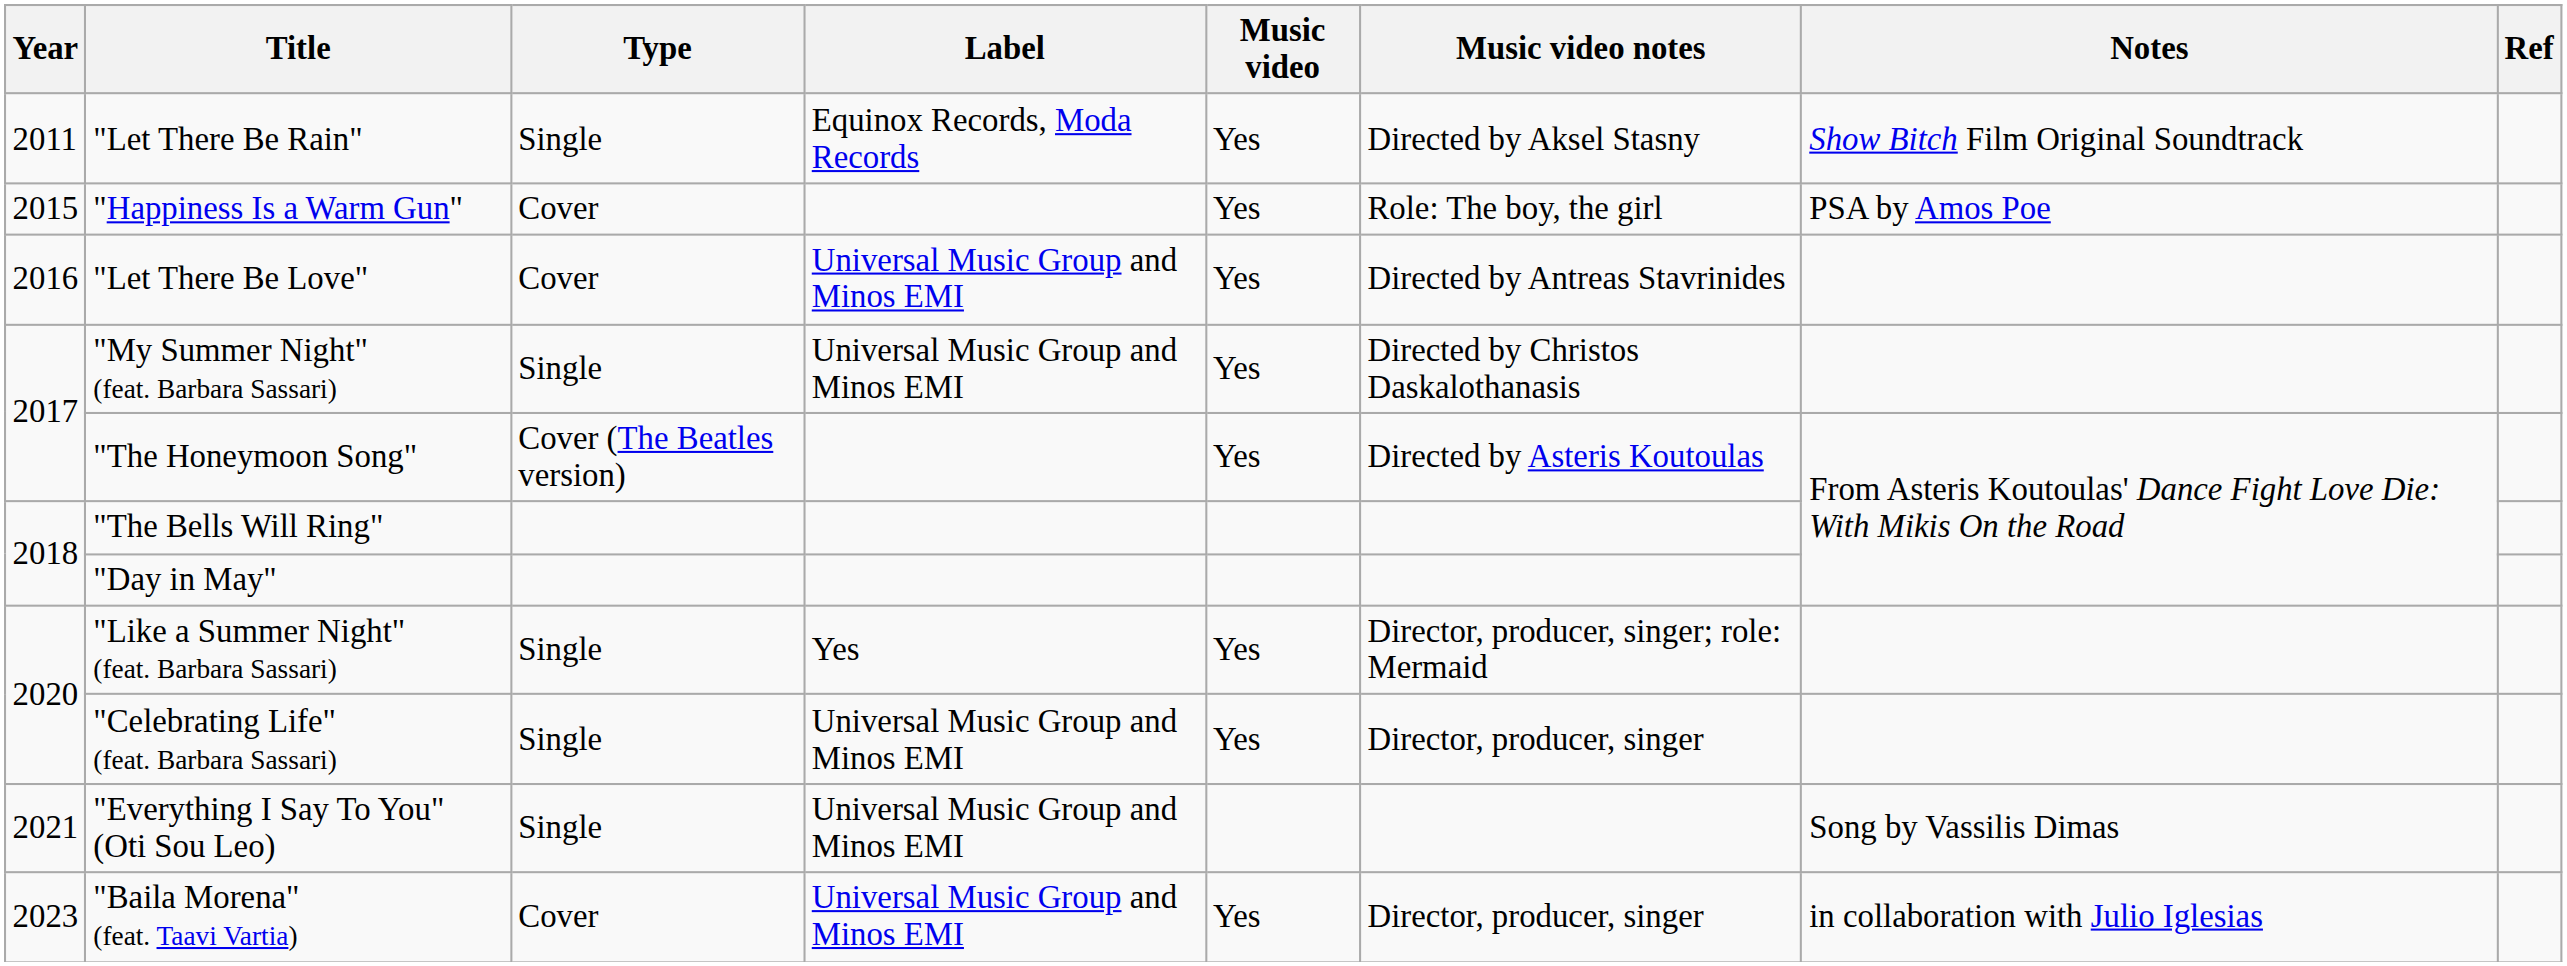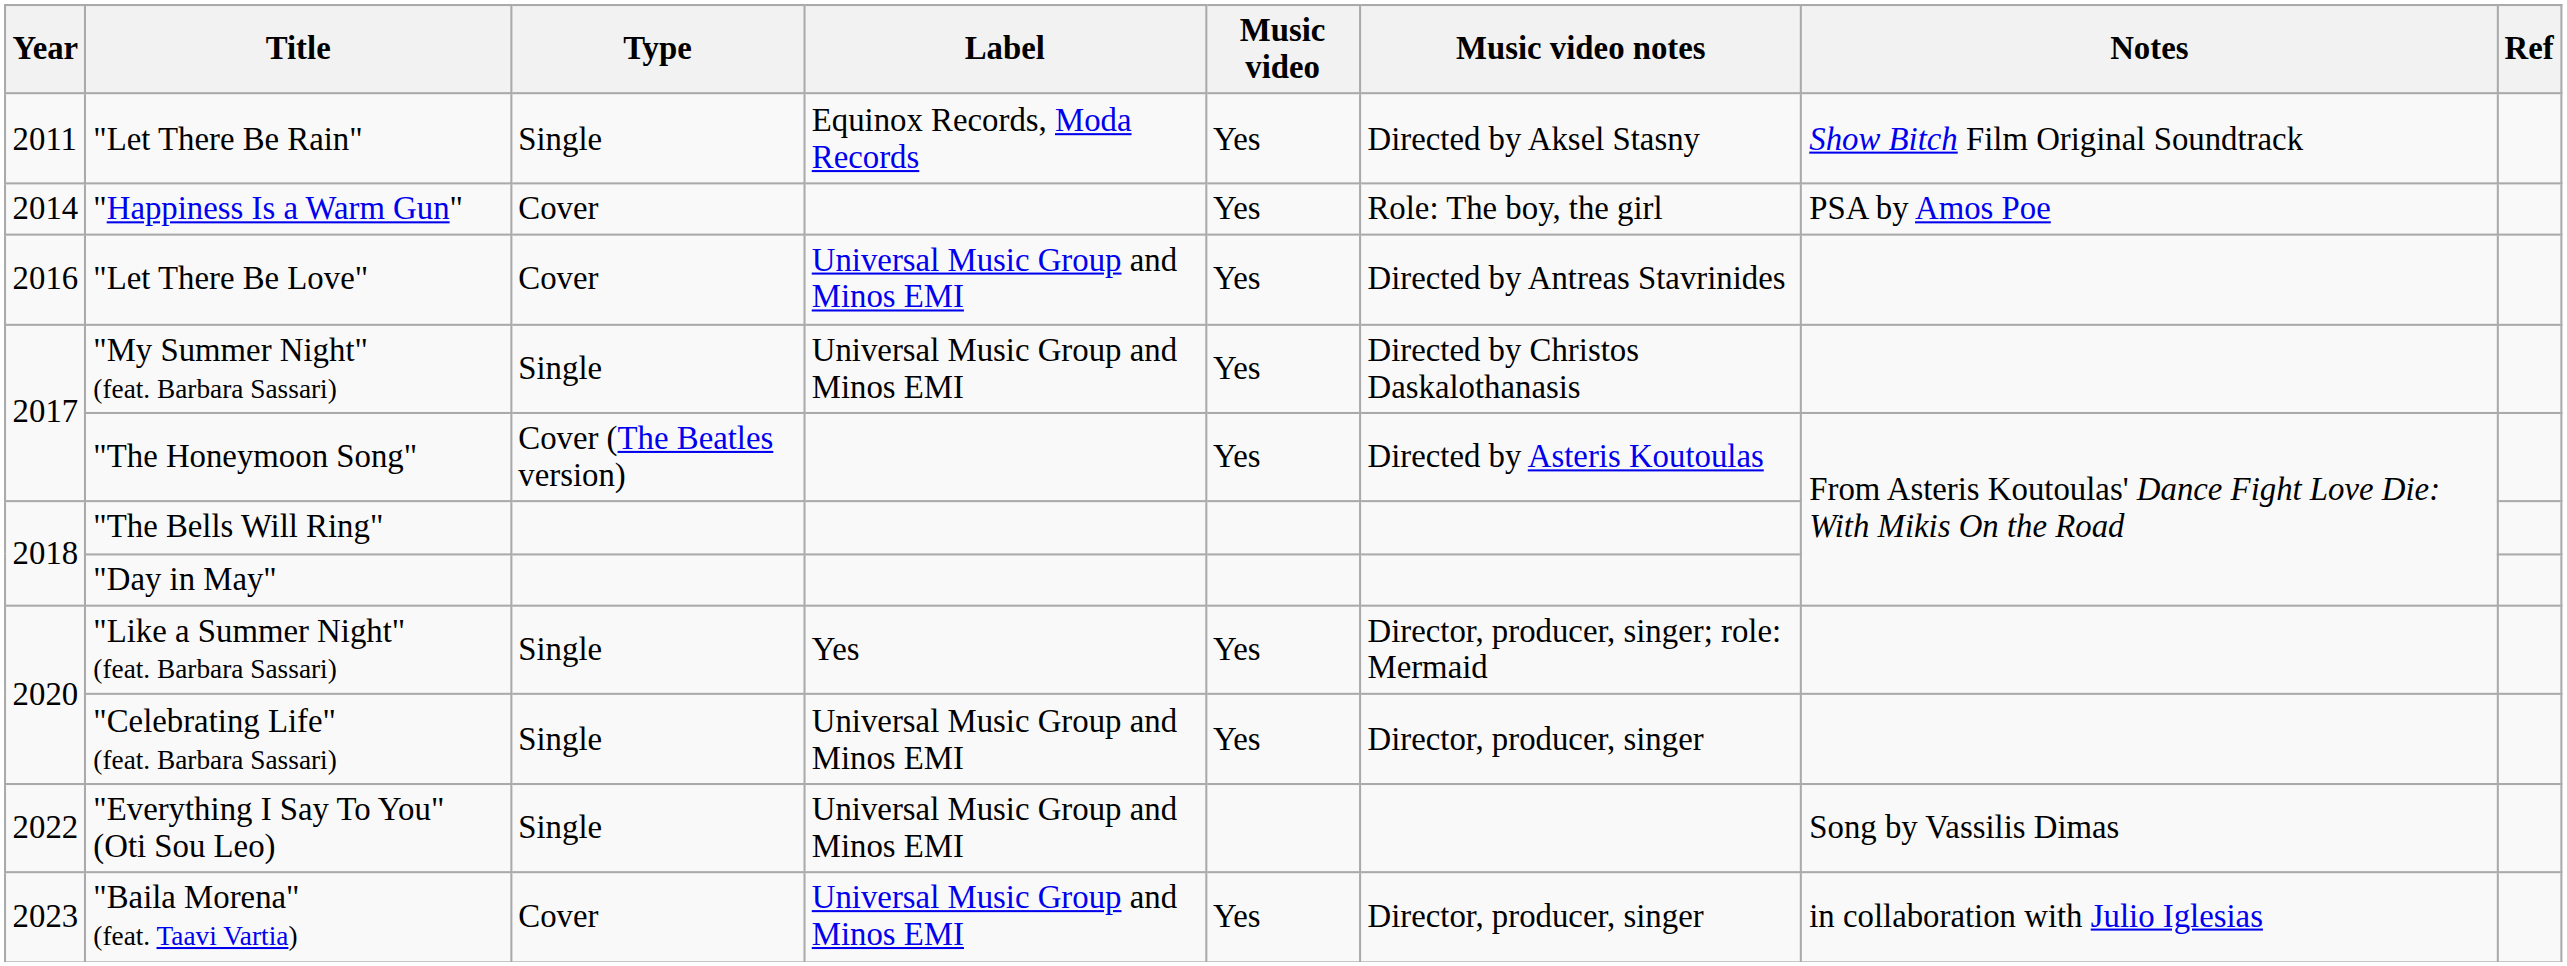(45, 208) 2015 -> (45, 208) 2014
(45, 827) 2021 -> (45, 827) 2022
